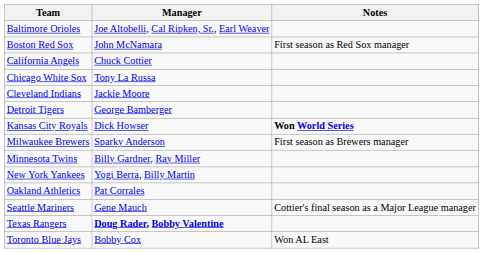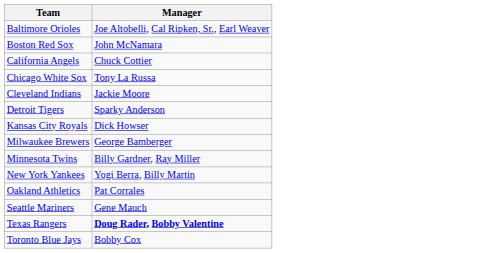- column: (375, 12)
(133, 110) George Bamberger -> (130, 110) Sparky Anderson
(130, 142) Sparky Anderson -> (133, 142) George Bamberger
